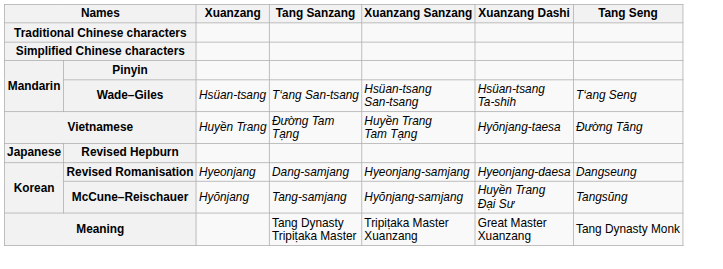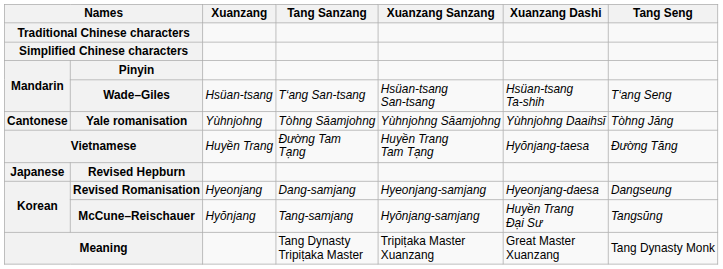+ row: (137, 121)
